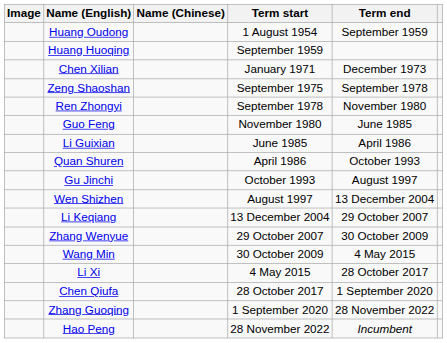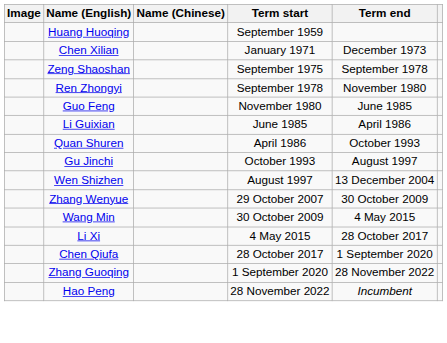- row: (89, 32)
- row: (89, 217)
